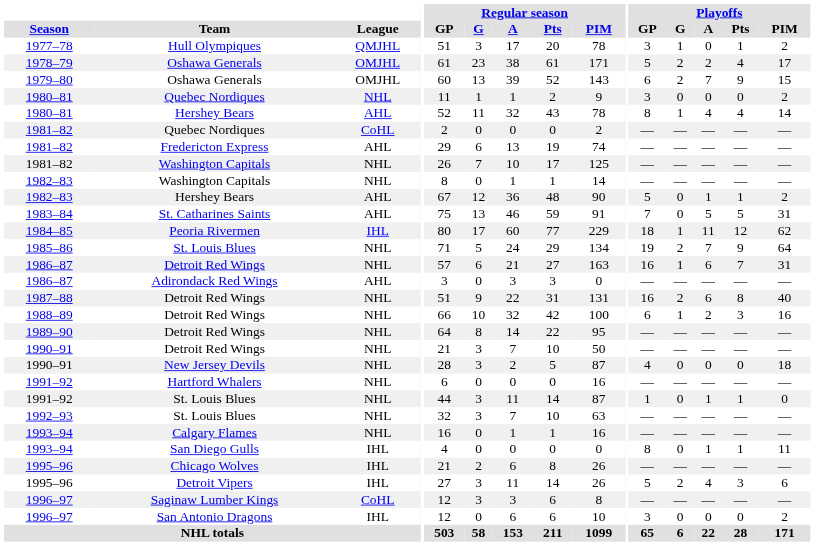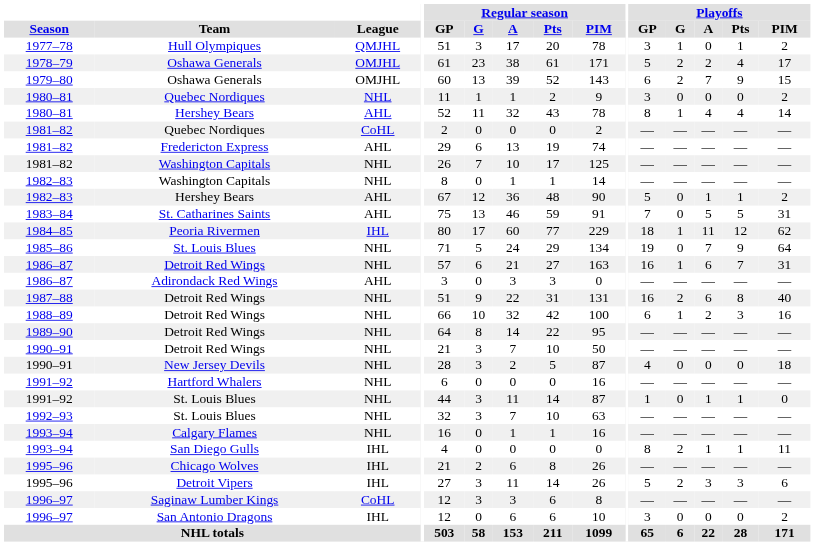(680, 247) 2 -> (680, 247) 0
(680, 449) 0 -> (680, 449) 2
(708, 482) 4 -> (708, 482) 3
